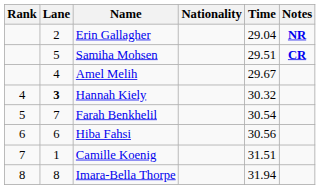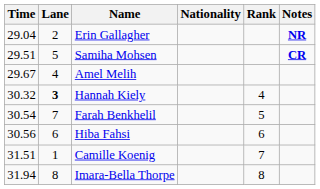columns swapped: (22, 14) <-> (262, 14)
